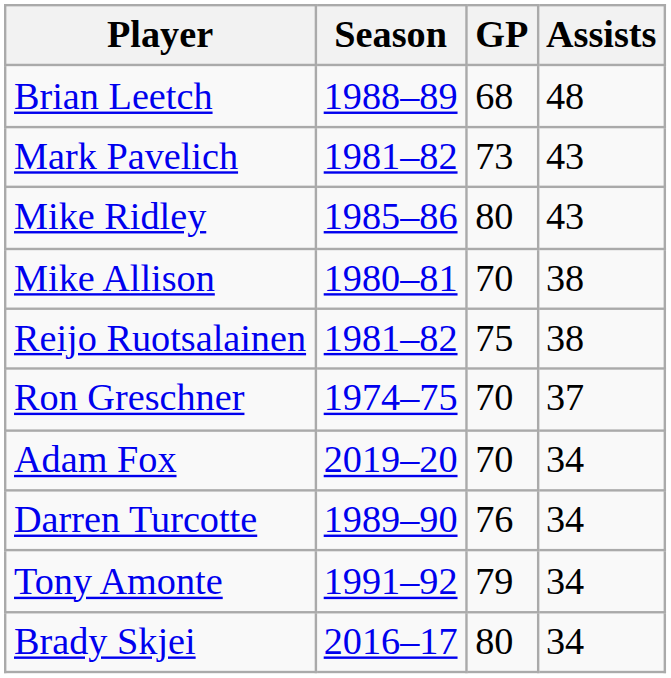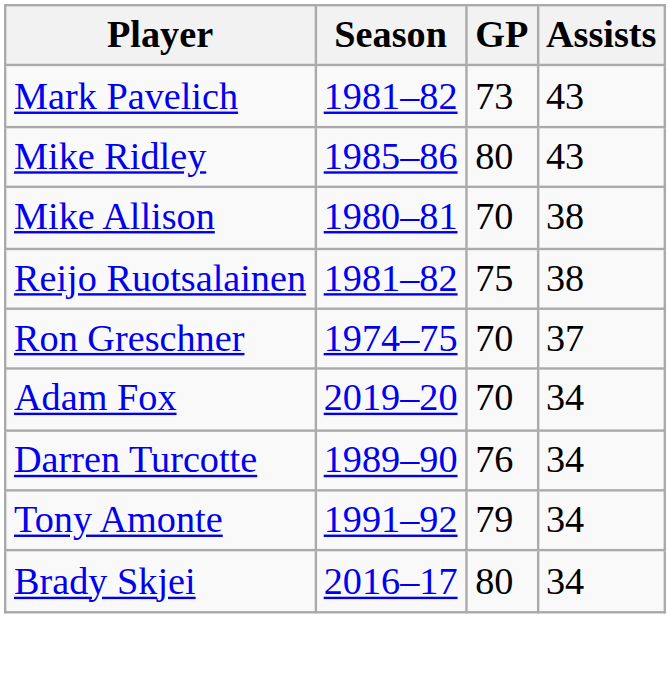- row: (113, 95)
